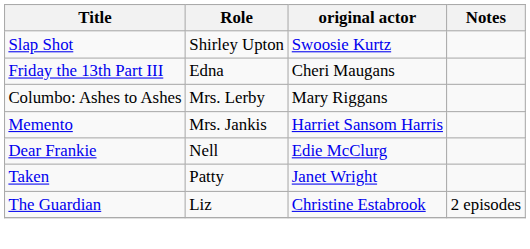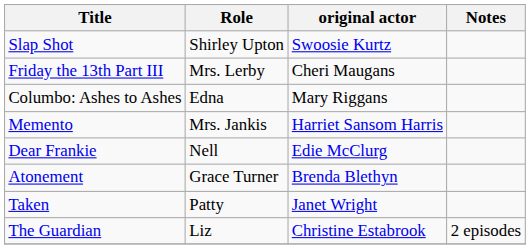(207, 71) Edna -> (227, 71) Mrs. Lerby
(227, 97) Mrs. Lerby -> (207, 97) Edna
+ row: (46, 177)
